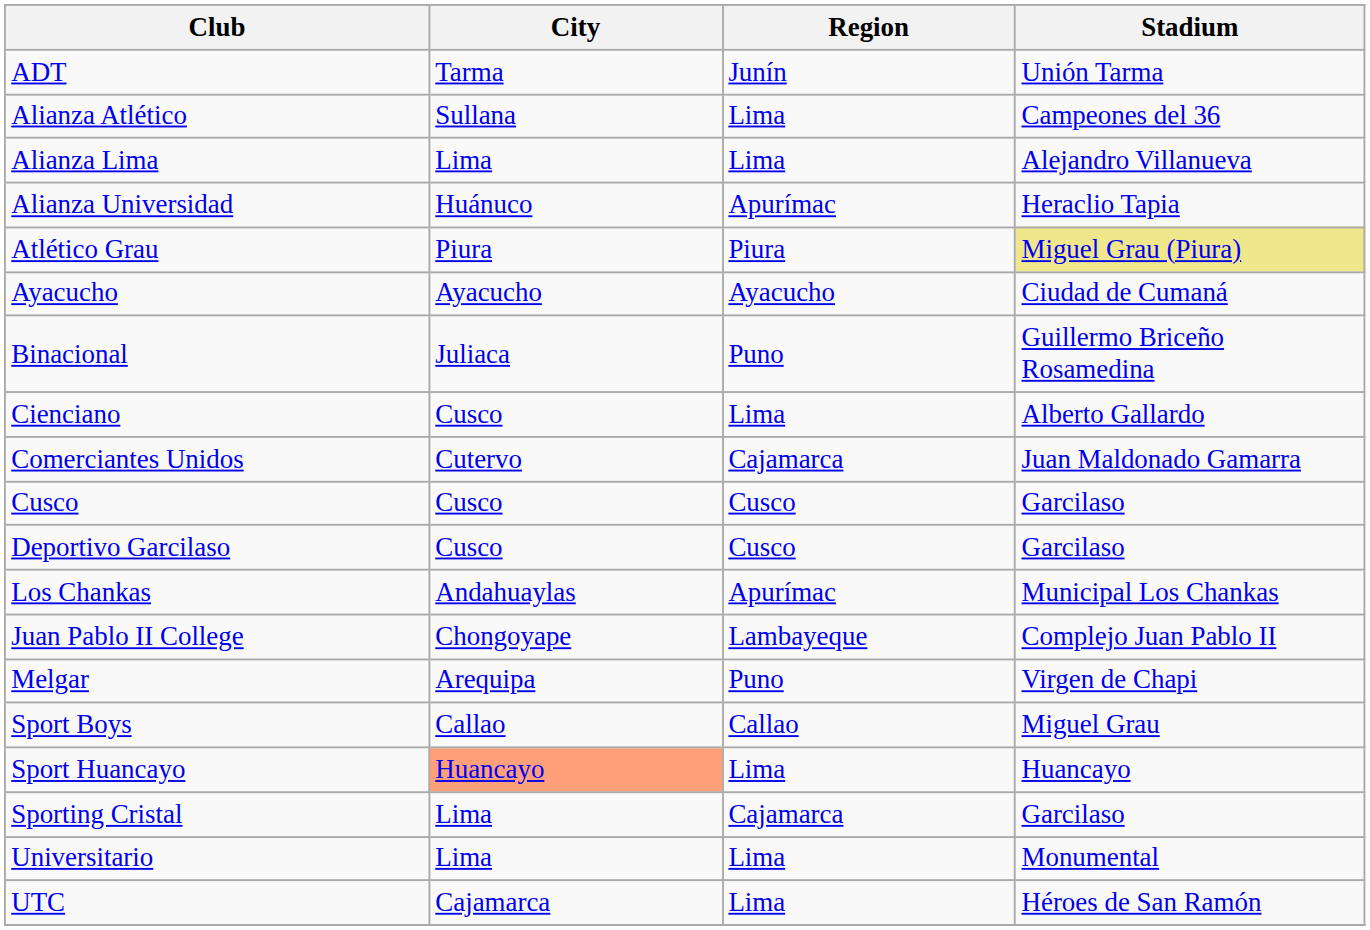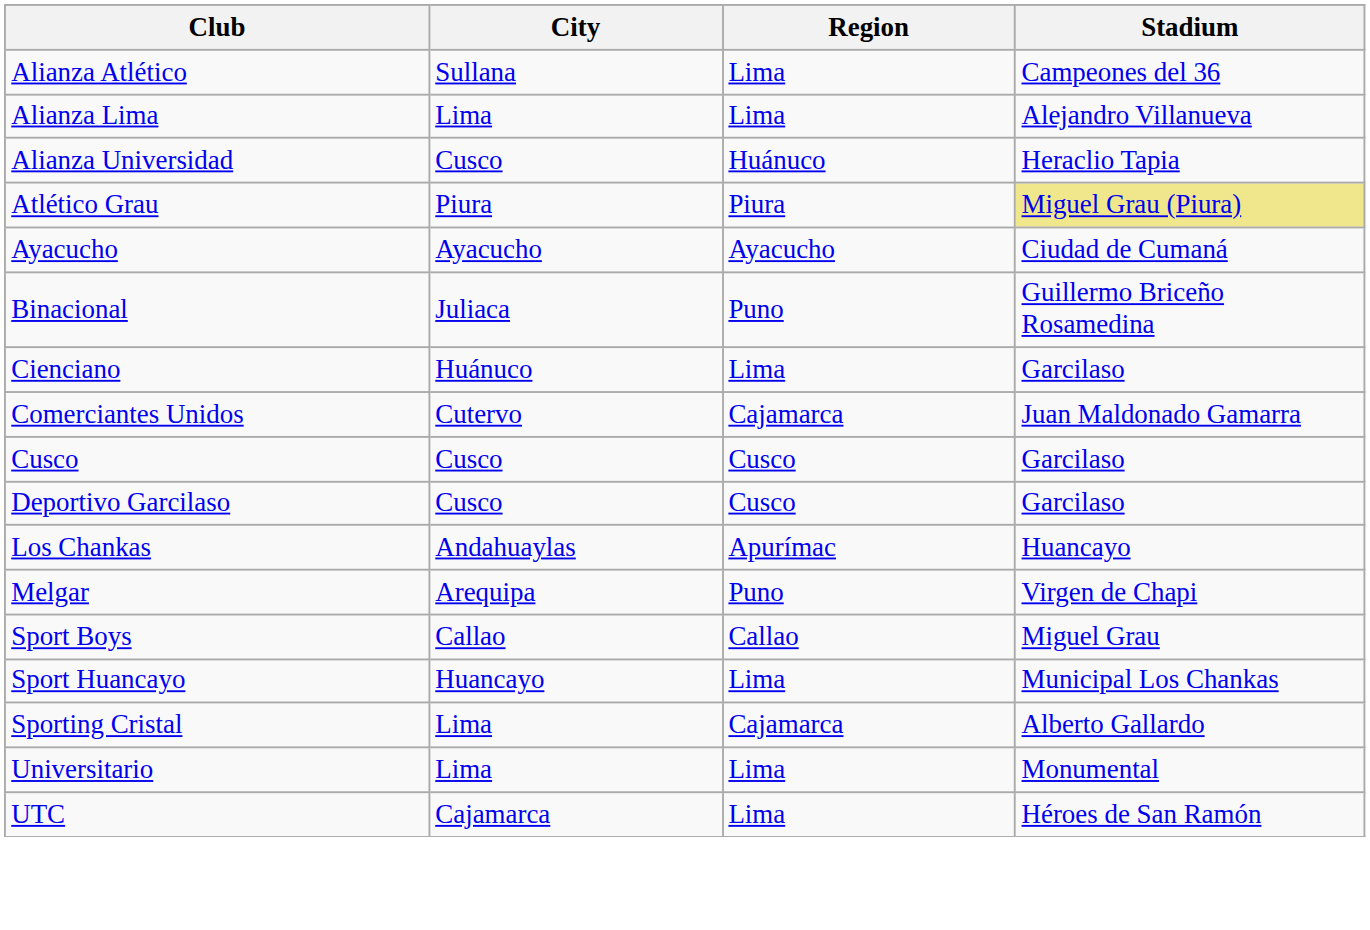- row: (39, 71)
(484, 204) Huánuco -> (469, 160) Cusco
(782, 204) Apurímac -> (777, 160) Huánuco
(469, 414) Cusco -> (484, 369) Huánuco
(1113, 414) Alberto Gallardo -> (1073, 369) Garcilaso
(1150, 591) Municipal Los Chankas -> (1076, 547) Huancayo
- row: (127, 636)
(490, 769) lightsalmon background -> (490, 680) no background
(1076, 769) Huancayo -> (1150, 680) Municipal Los Chankas
(1073, 813) Garcilaso -> (1113, 725) Alberto Gallardo
